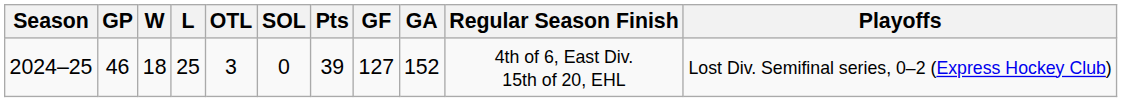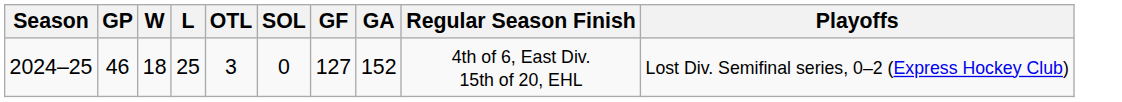- column: (332, 21)
